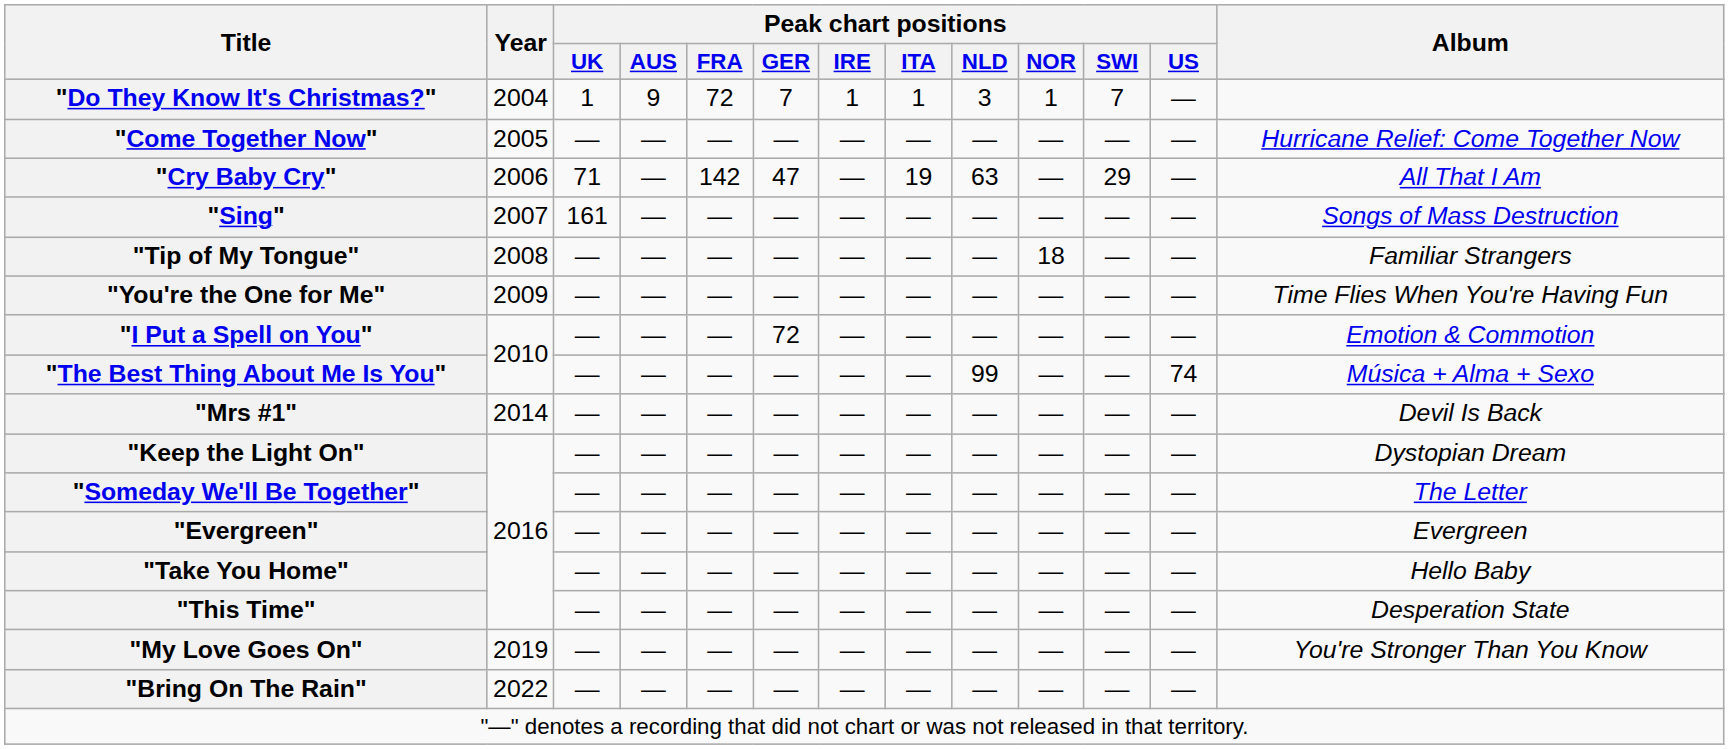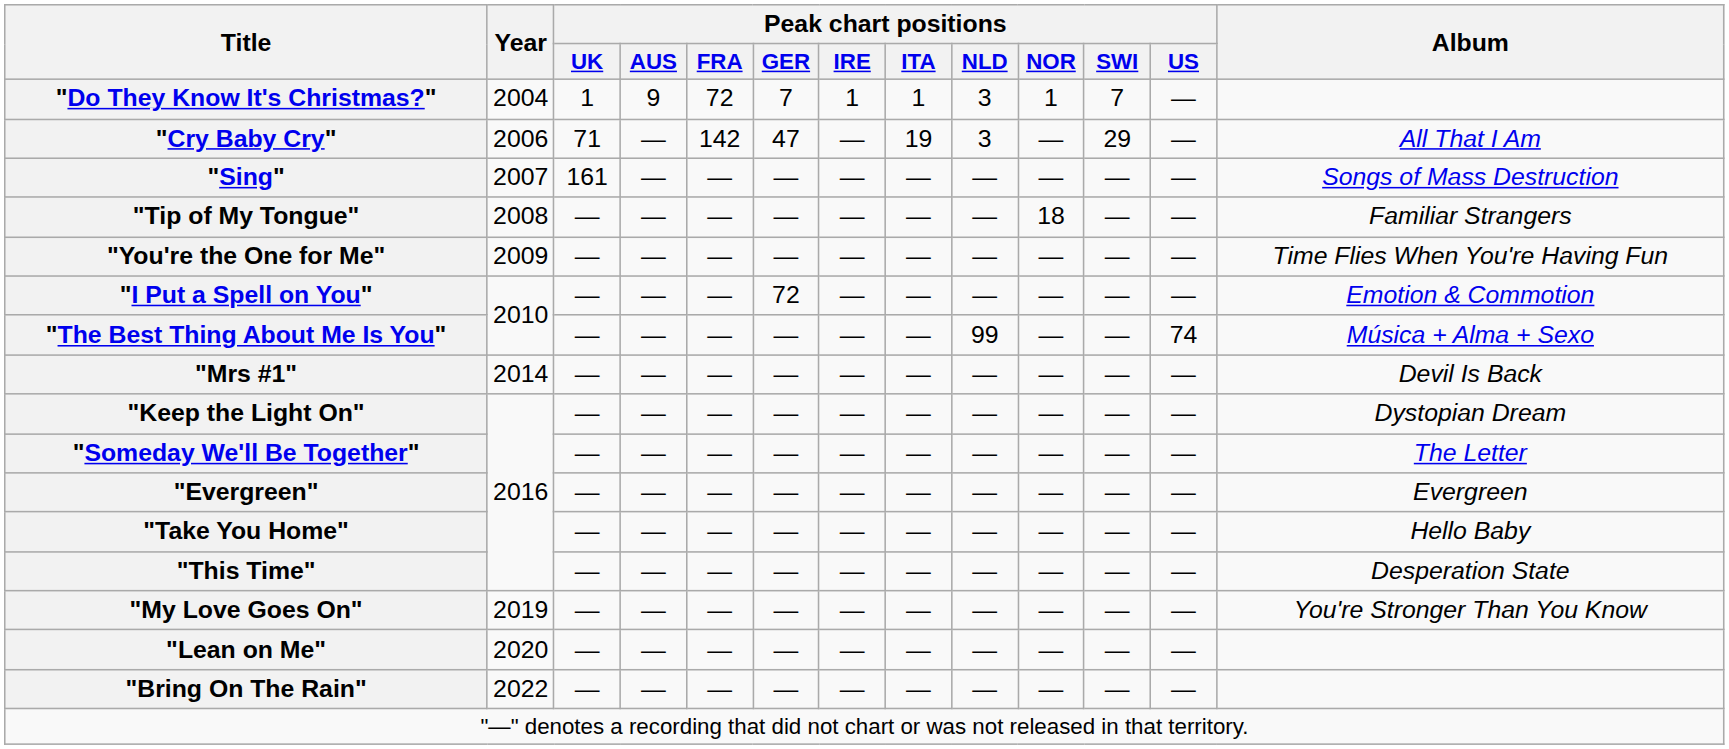- row: (246, 138)
(985, 177) 63 -> (985, 138) 3
+ row: (246, 649)
